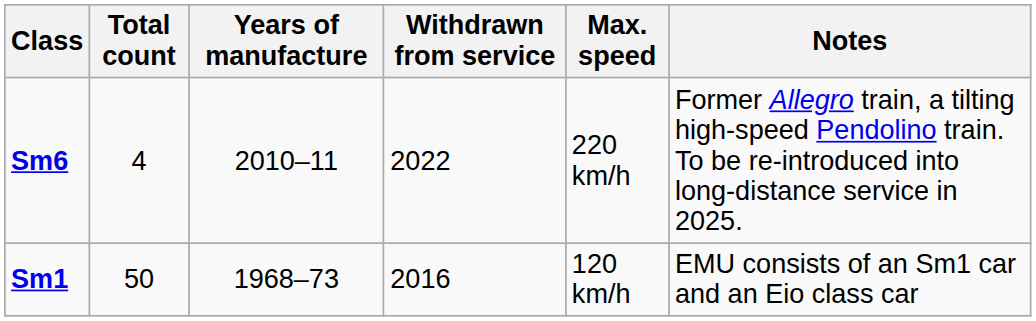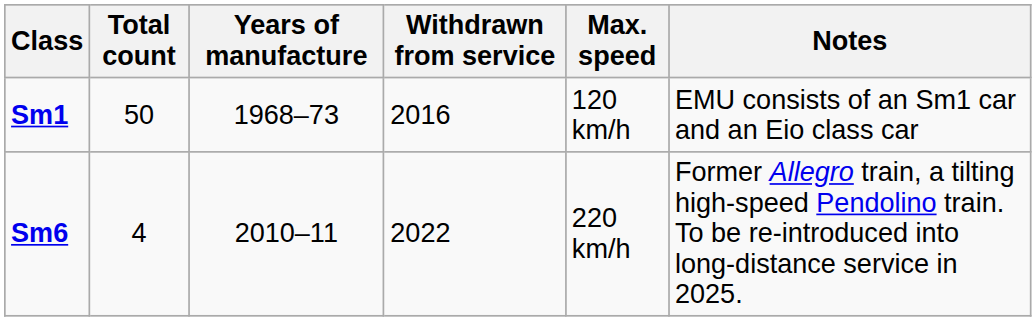rows swapped: (40, 279) <-> (40, 160)
